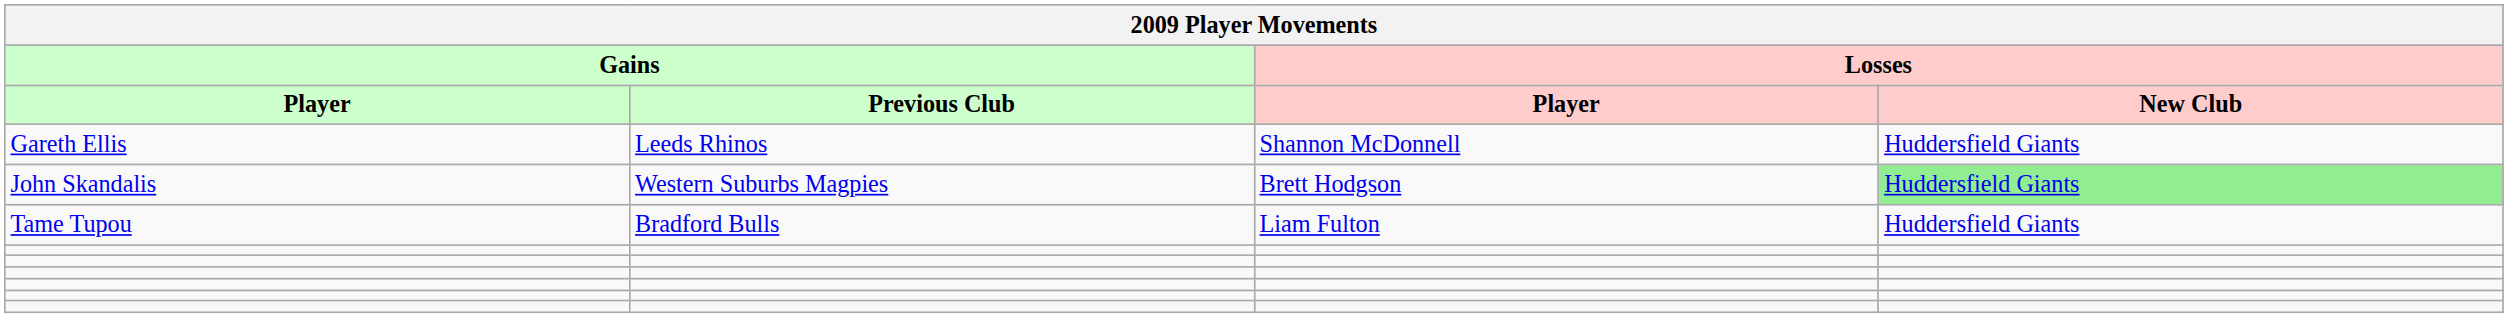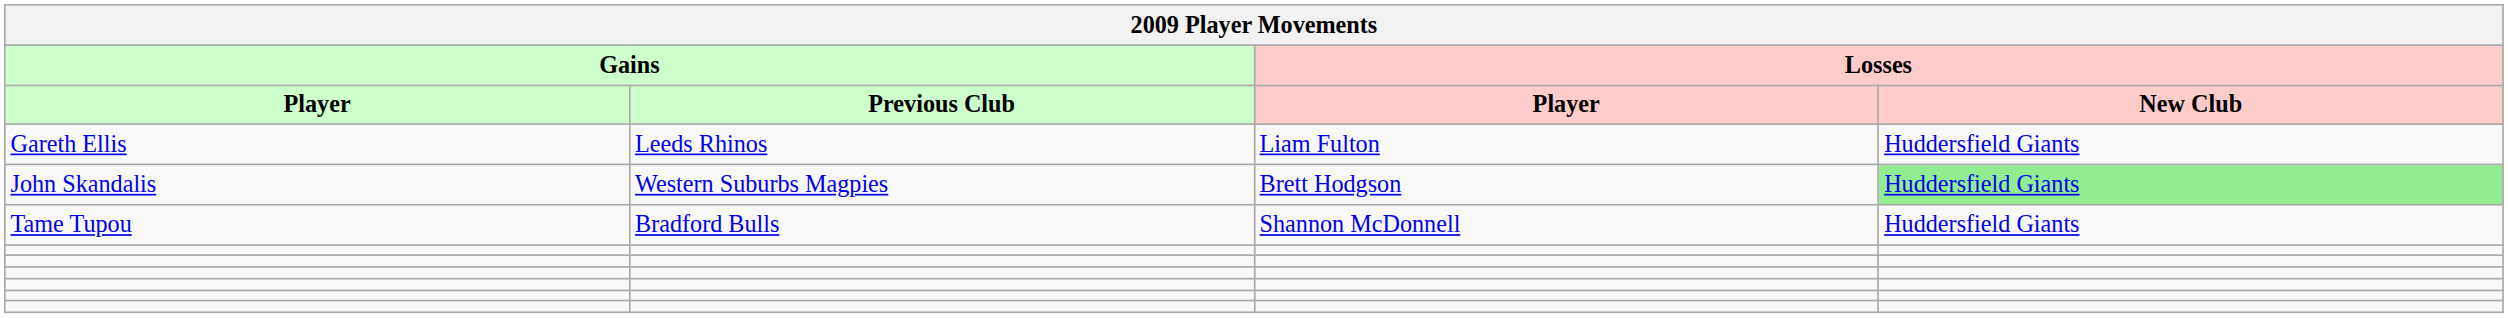(1360, 144) Shannon McDonnell -> (1320, 144) Liam Fulton
(1320, 224) Liam Fulton -> (1360, 224) Shannon McDonnell
